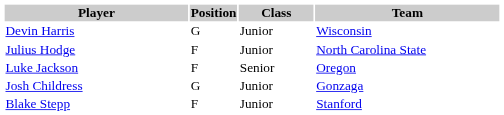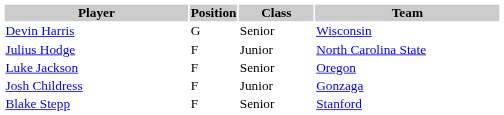(256, 31) Junior -> (257, 31) Senior
(195, 86) G -> (194, 86) F
(256, 104) Junior -> (257, 104) Senior
